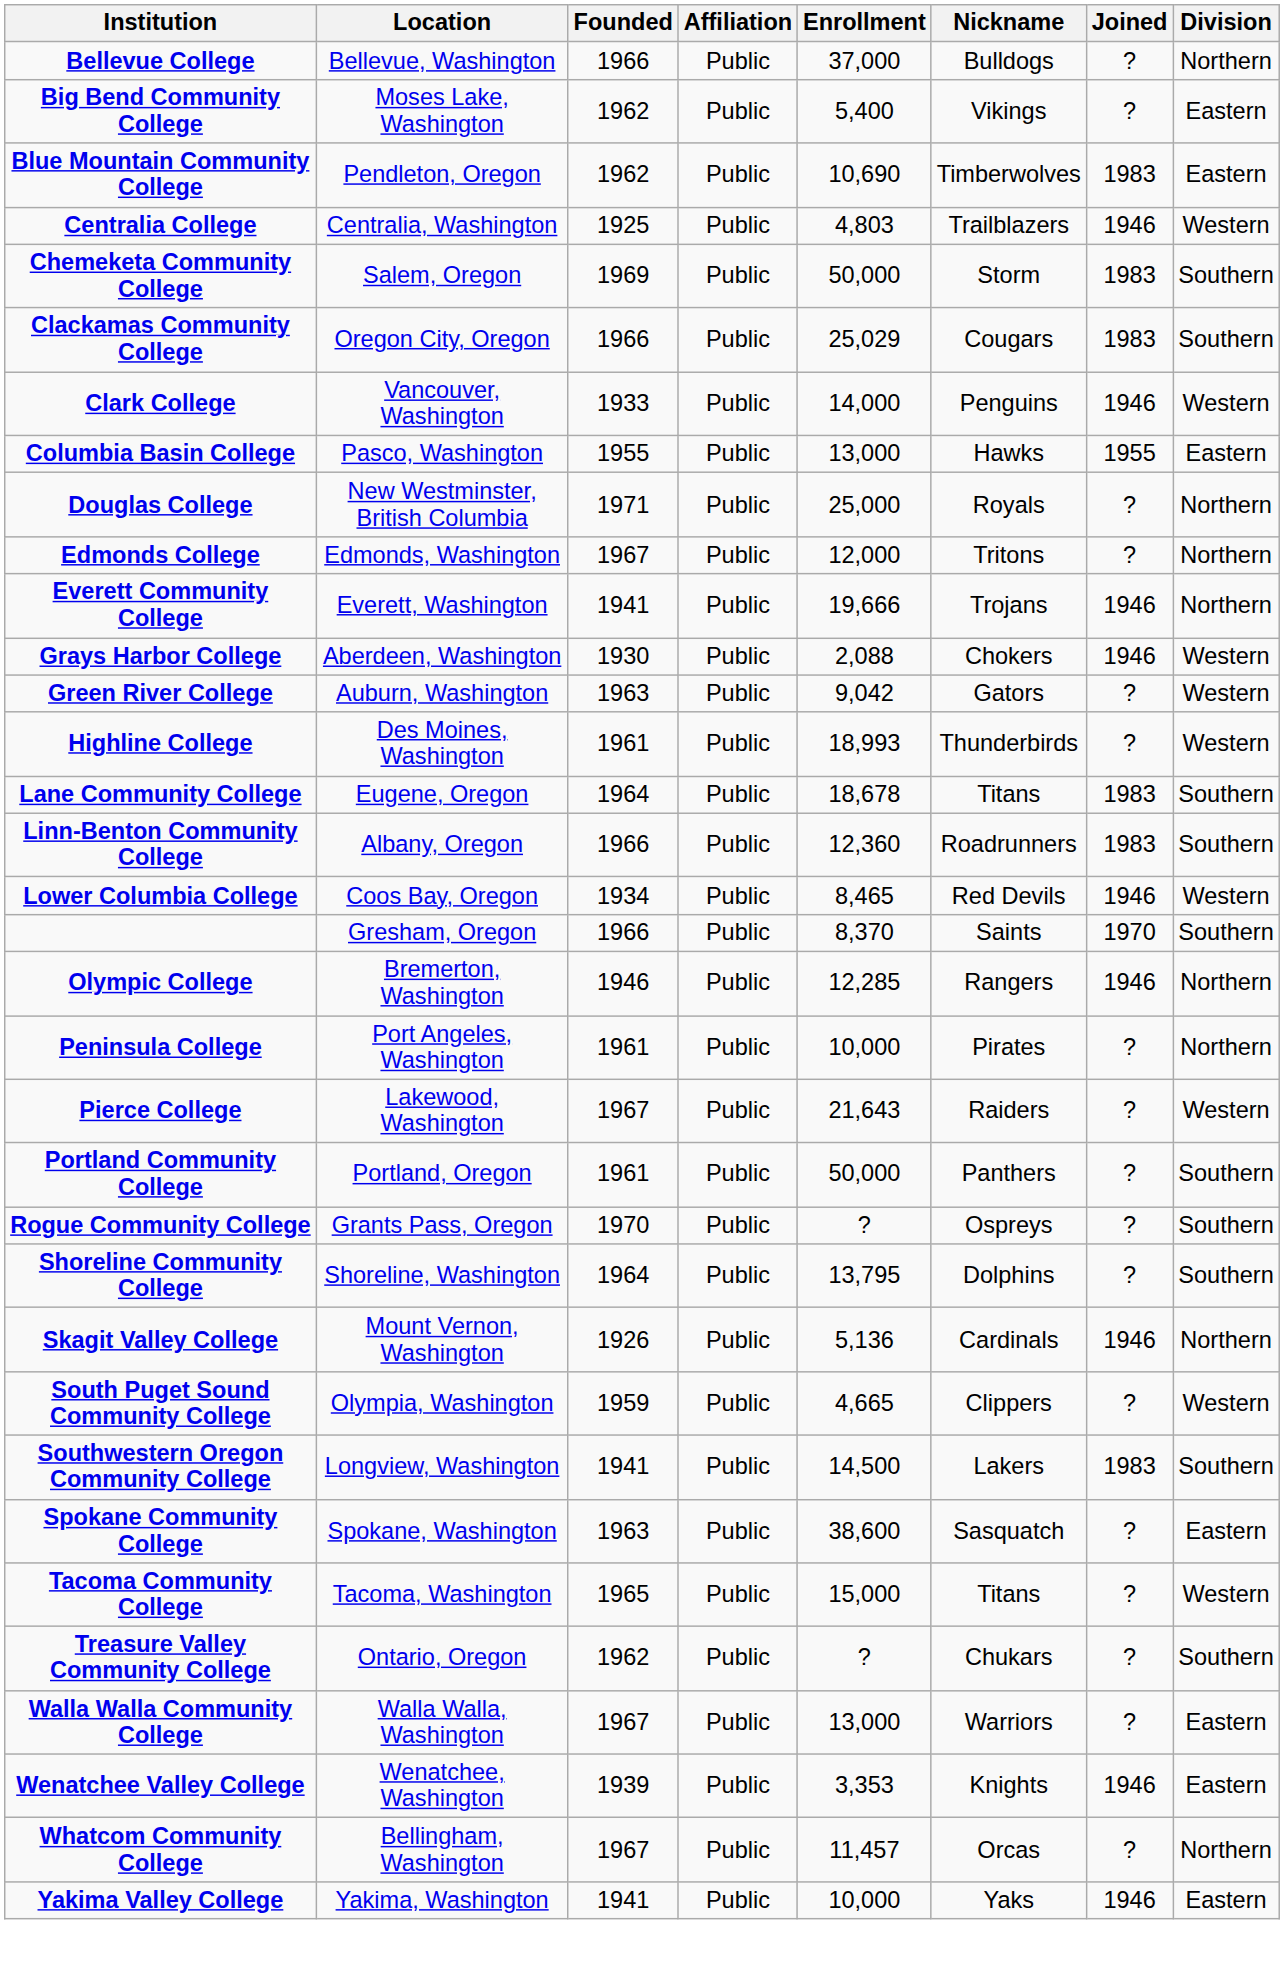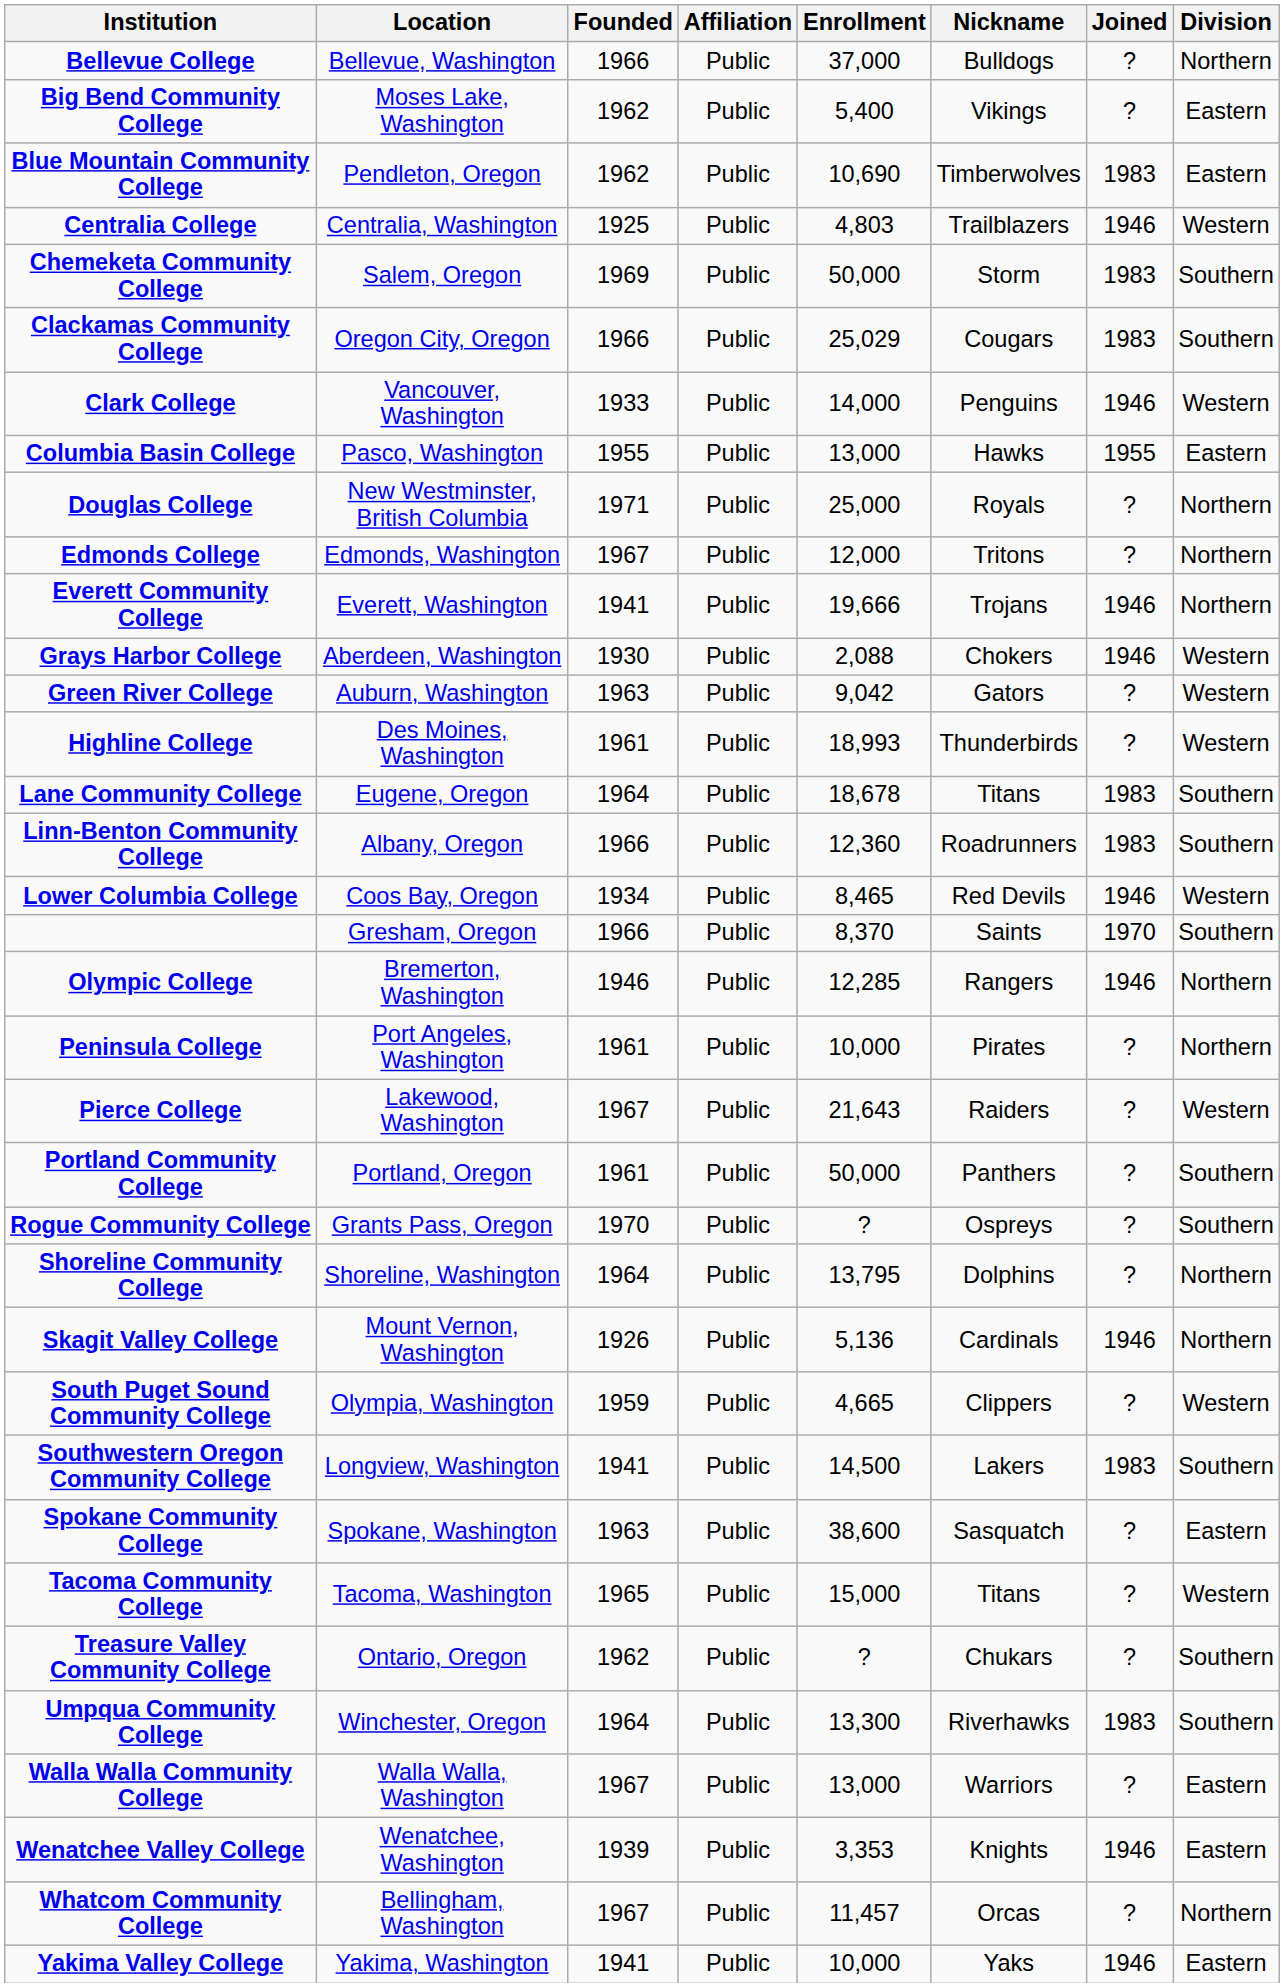(1226, 1275) Southern -> (1226, 1275) Northern
+ row: (160, 1721)
